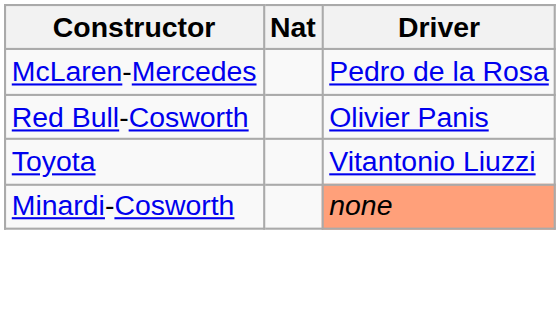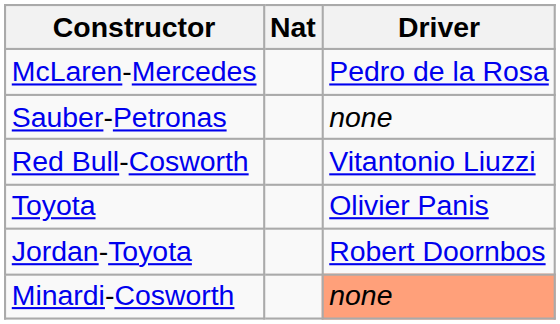+ row: (119, 117)
(409, 117) Olivier Panis -> (432, 161) Vitantonio Liuzzi
(432, 161) Vitantonio Liuzzi -> (409, 206) Olivier Panis
+ row: (102, 251)
